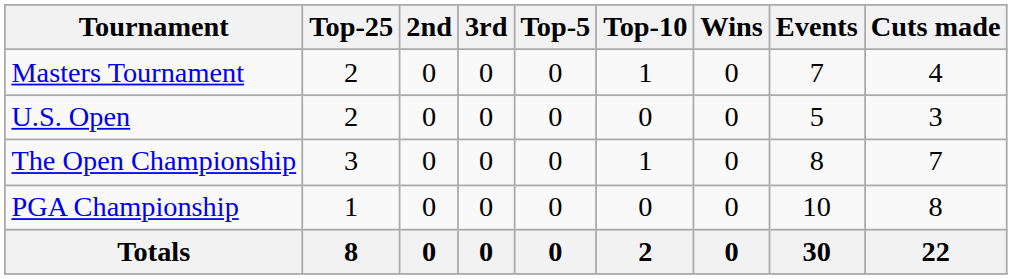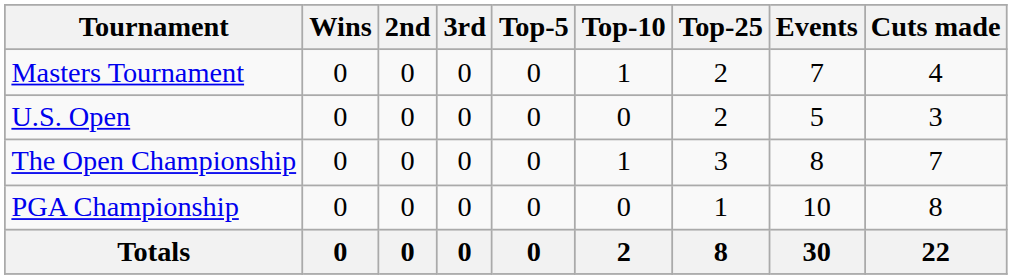columns swapped: (732, 26) <-> (351, 26)
